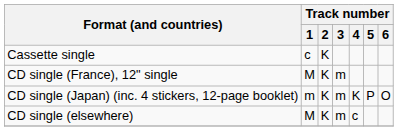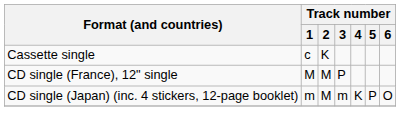(325, 75) K -> (326, 75) M
(341, 75) m -> (342, 75) P
(325, 95) K -> (326, 95) M
- row: (70, 116)
